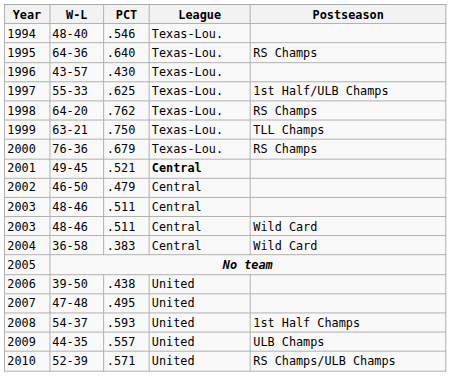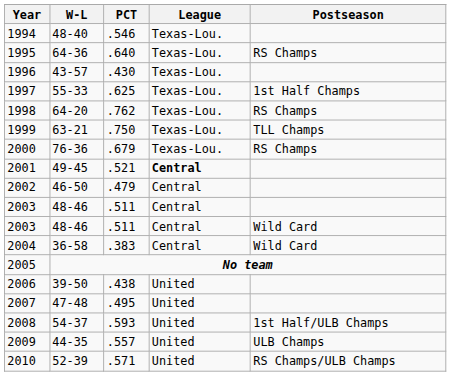(321, 91) 1st Half/ULB Champs -> (307, 91) 1st Half Champs
(307, 323) 1st Half Champs -> (321, 323) 1st Half/ULB Champs
